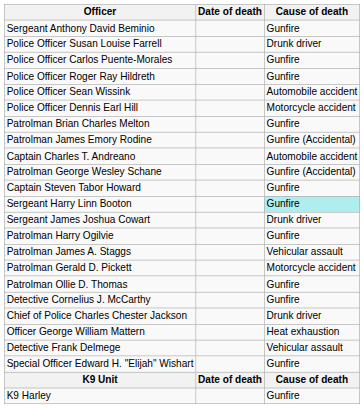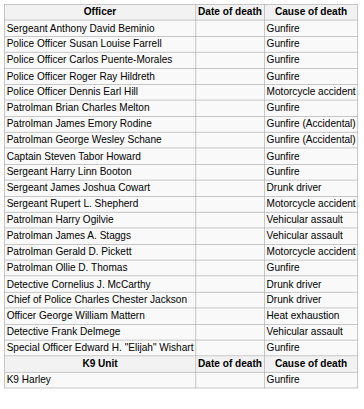(294, 44) Drunk driver -> (283, 44) Gunfire
- row: (68, 92)
- row: (71, 156)
(283, 204) paleturquoise background -> (283, 172) no background
+ row: (72, 204)
(283, 236) Gunfire -> (305, 220) Vehicular assault
(283, 300) Gunfire -> (294, 284) Drunk driver
